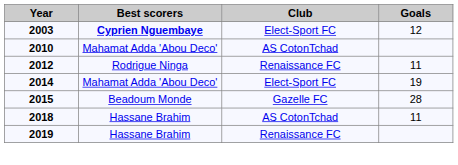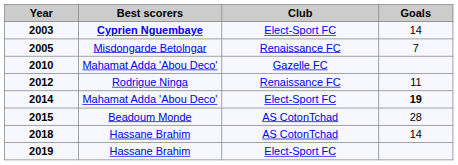(416, 30) 12 -> (416, 30) 14
+ row: (41, 48)
(300, 48) AS CotonTchad -> (300, 65) Gazelle FC
(416, 82) normal -> (416, 99) bold
(300, 99) Gazelle FC -> (300, 117) AS CotonTchad
(416, 117) 11 -> (416, 134) 14
(300, 134) Renaissance FC -> (300, 151) Elect-Sport FC
